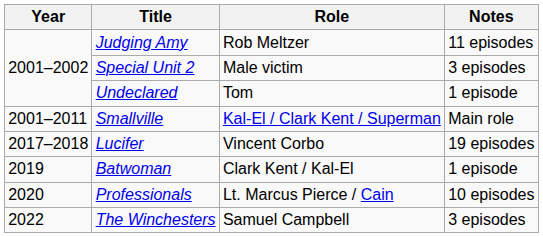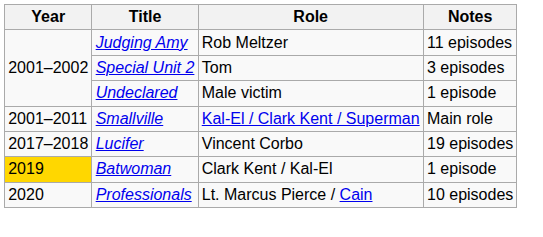(263, 67) Male victim -> (217, 67) Tom
(238, 93) Tom -> (242, 93) Male victim
(26, 169) no background -> (26, 169) gold background
- row: (156, 220)
